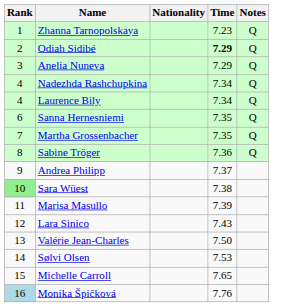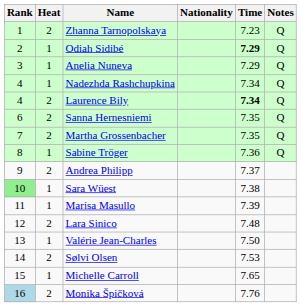+ column: (49, 13)
(222, 100) normal -> (250, 100) bold
(222, 223) 7.43 -> (250, 223) 7.48
